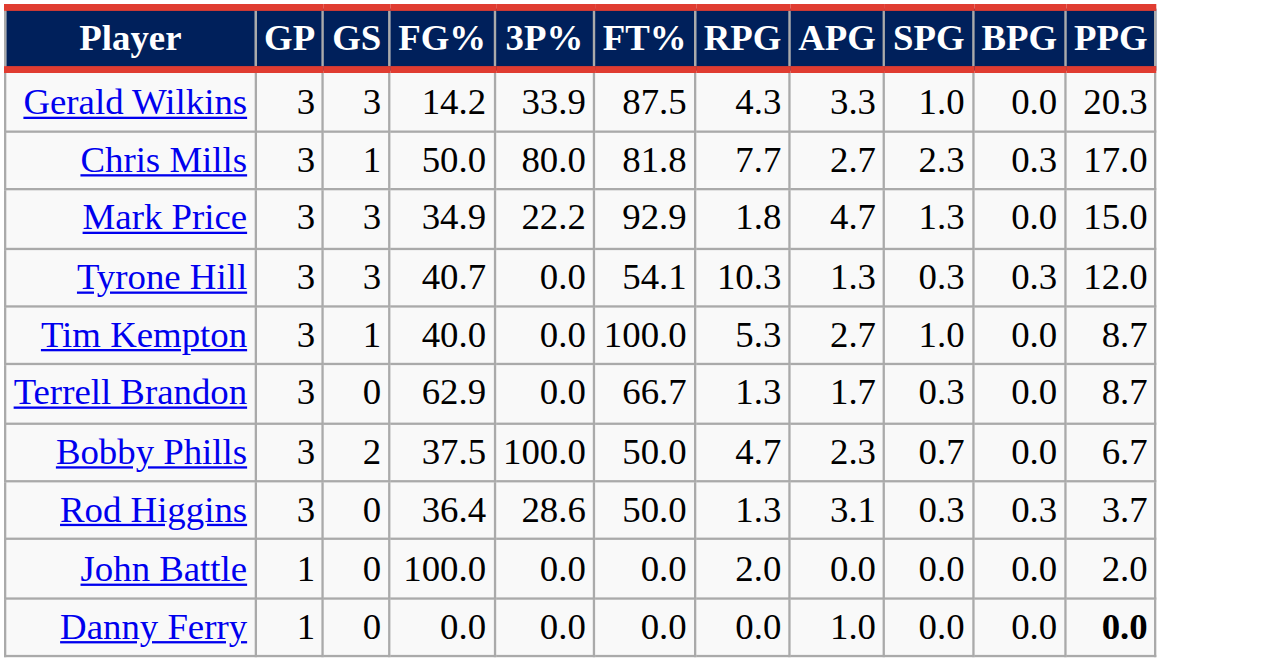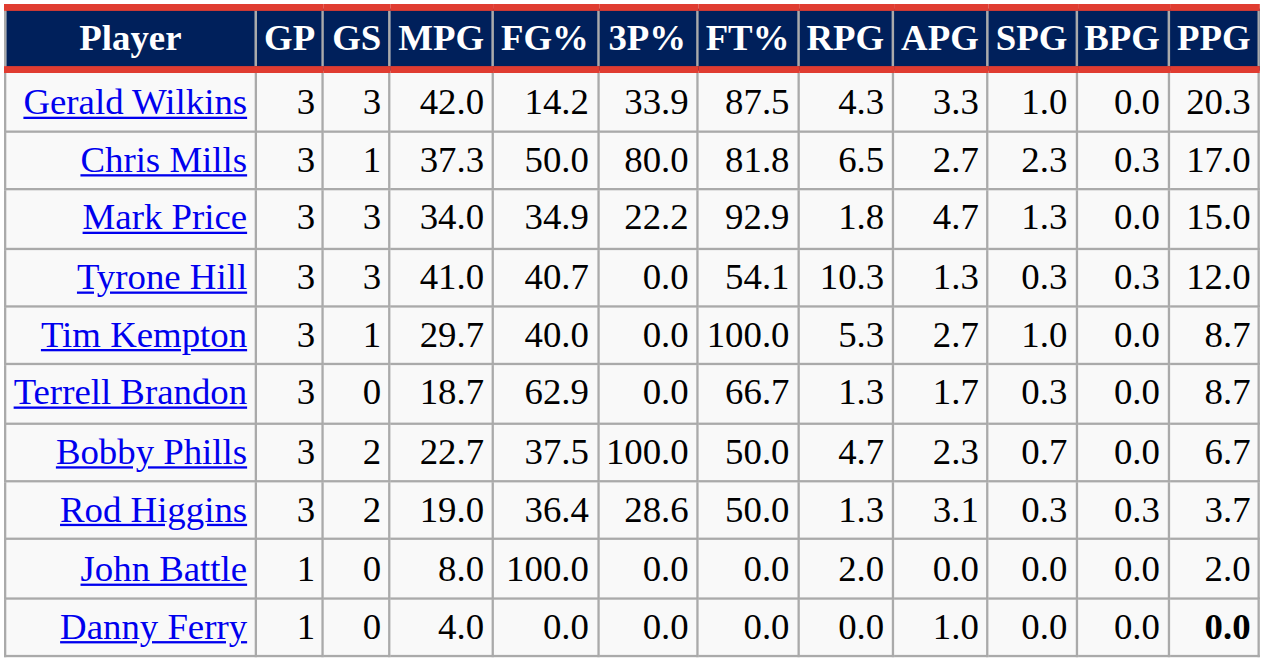+ column: (441, 38)
(758, 159) 7.7 -> (861, 159) 6.5
(372, 509) 0 -> (372, 509) 2
